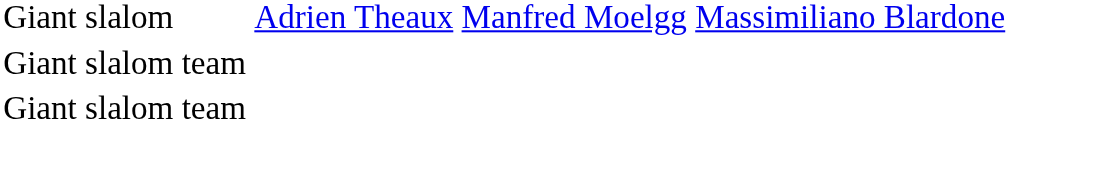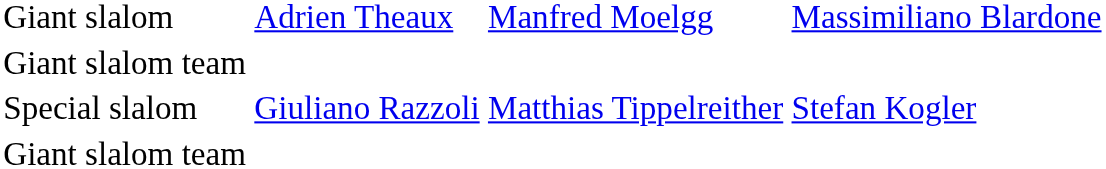+ row: (100, 108)
